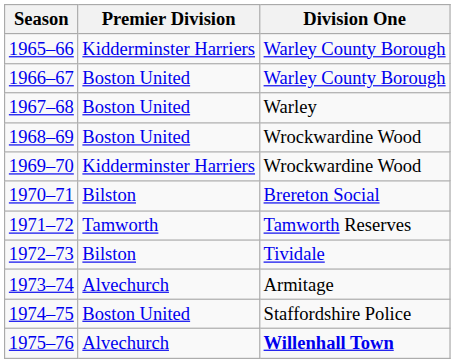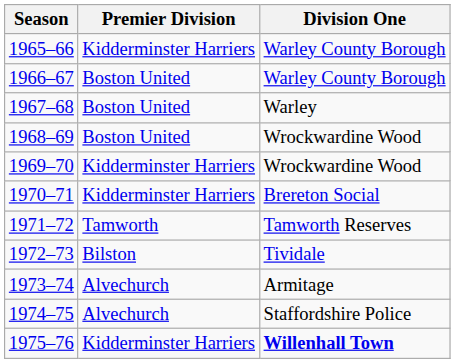(109, 195) Bilston -> (169, 195) Kidderminster Harriers
(136, 313) Boston United -> (126, 313) Alvechurch
(126, 343) Alvechurch -> (169, 343) Kidderminster Harriers
